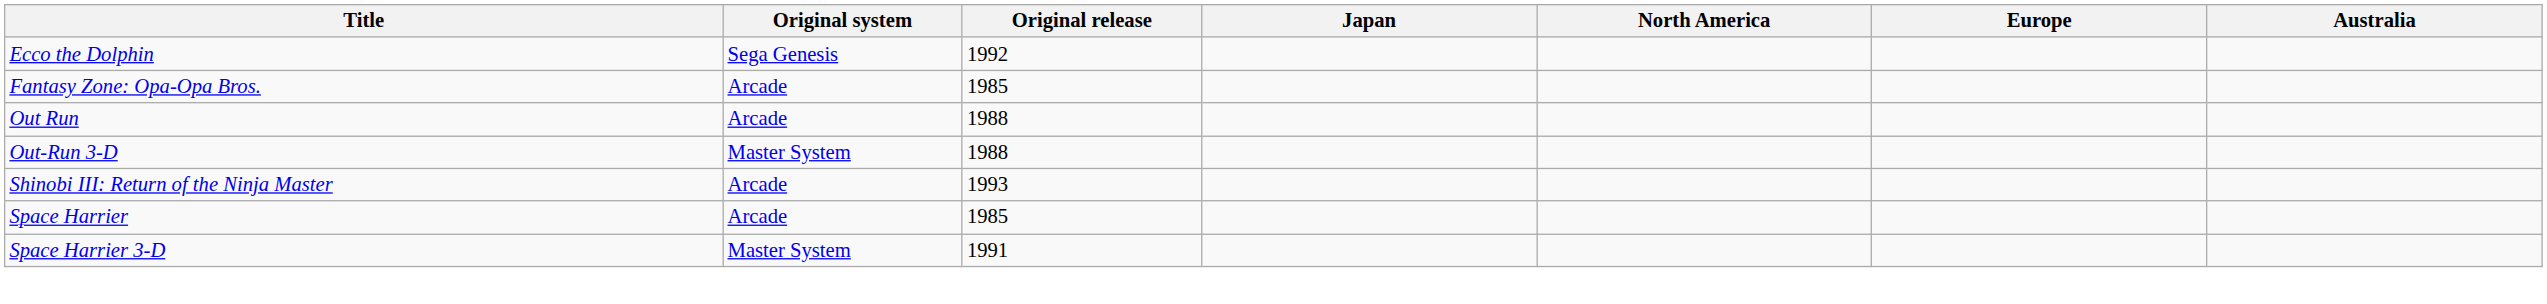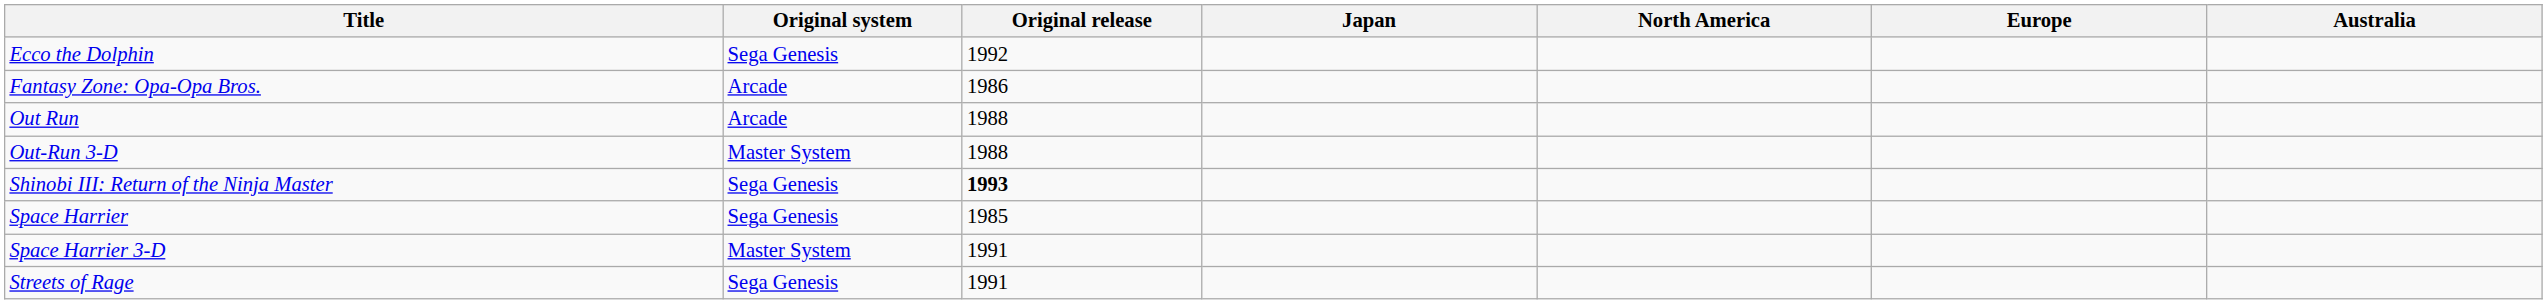(988, 86) 1985 -> (988, 86) 1986
(757, 184) Arcade -> (783, 184) Sega Genesis
(988, 184) normal -> (988, 184) bold
(757, 217) Arcade -> (783, 217) Sega Genesis
+ row: (72, 282)
